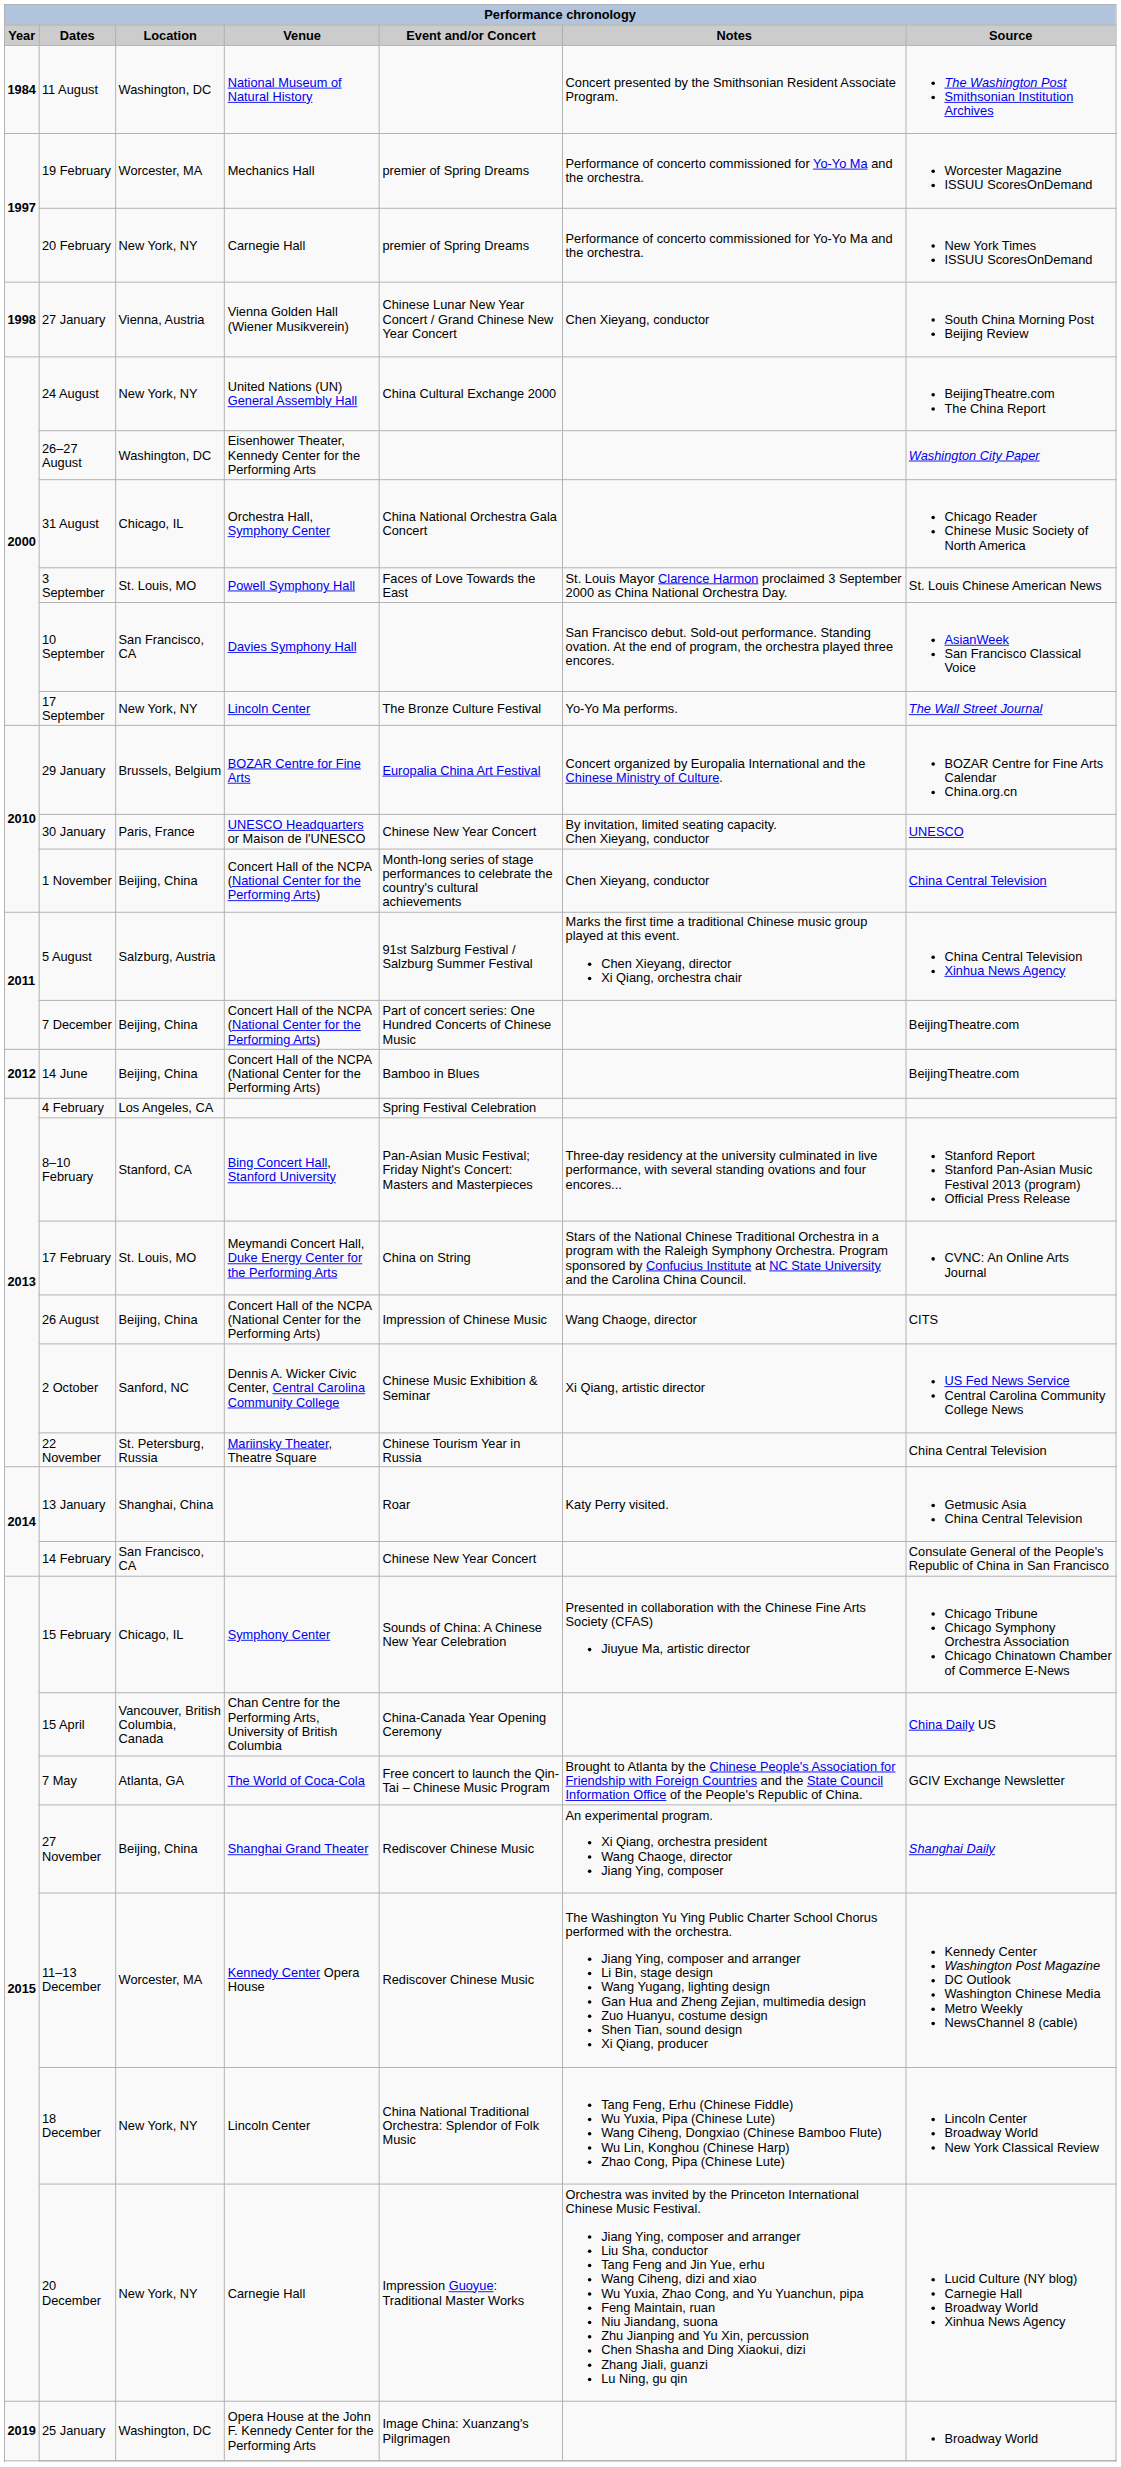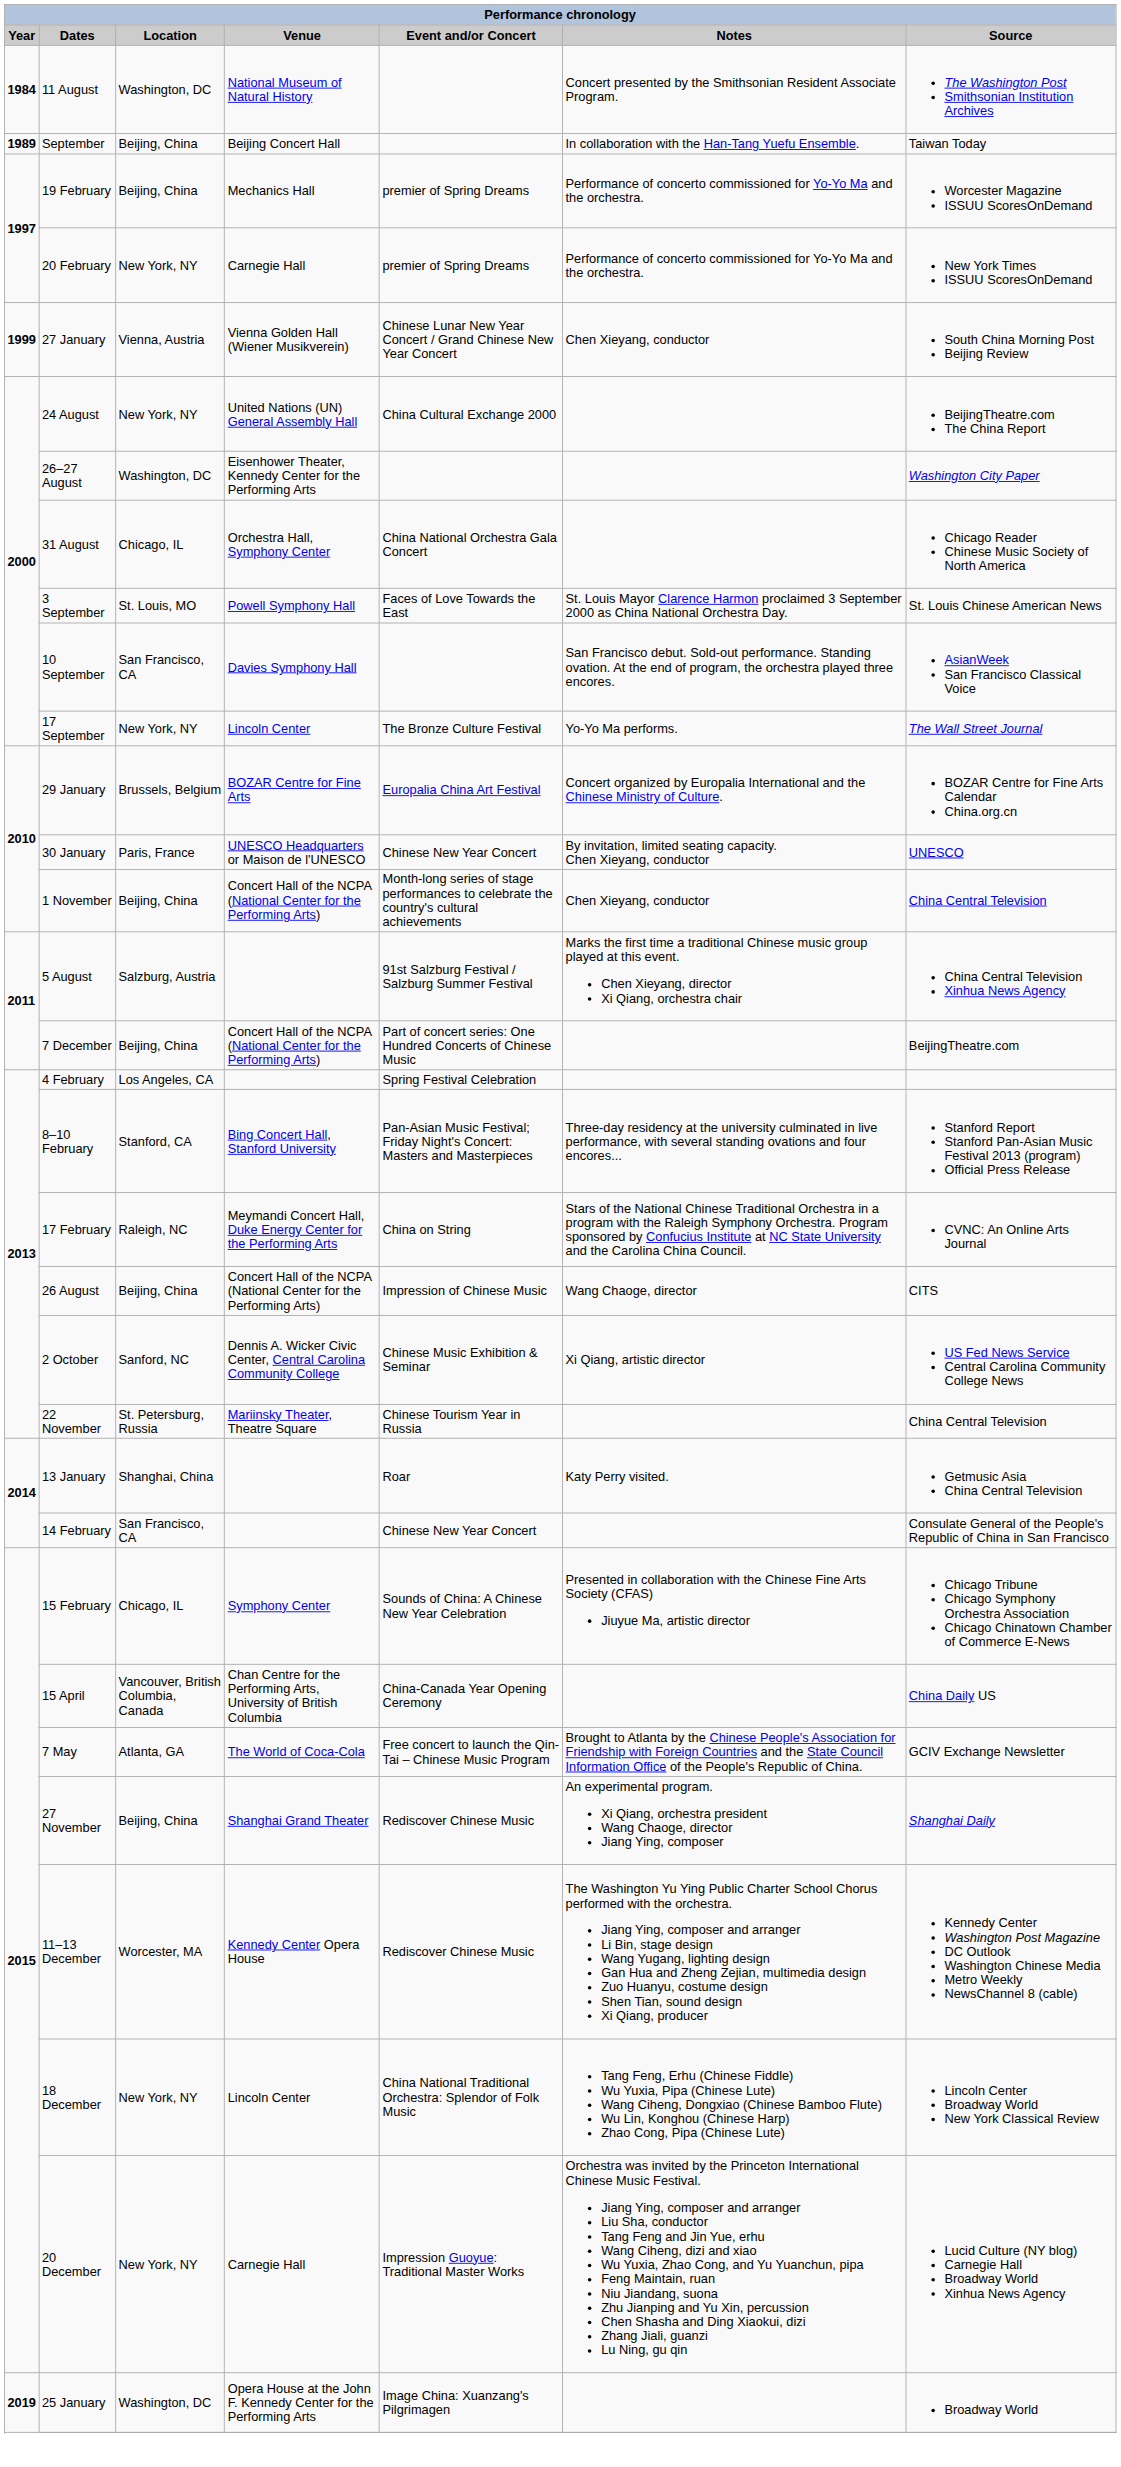+ row: (73, 144)
(160, 171) Worcester, MA -> (158, 191) Beijing, China
(22, 320) 1998 -> (22, 340) 1999
- row: (65, 1074)
(157, 1258) St. Louis, MO -> (153, 1230) Raleigh, NC
